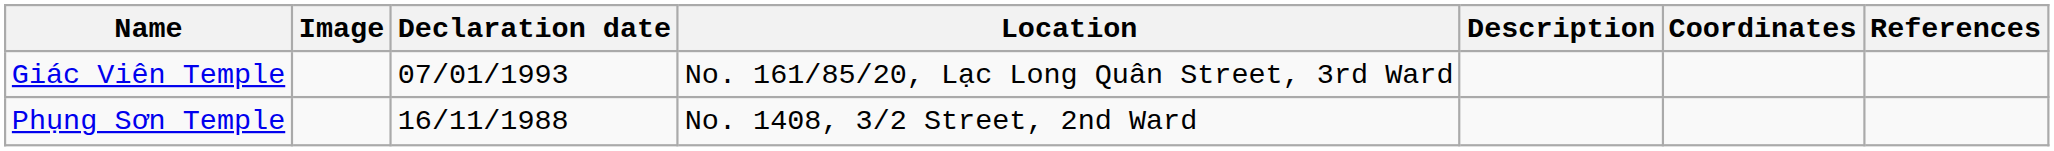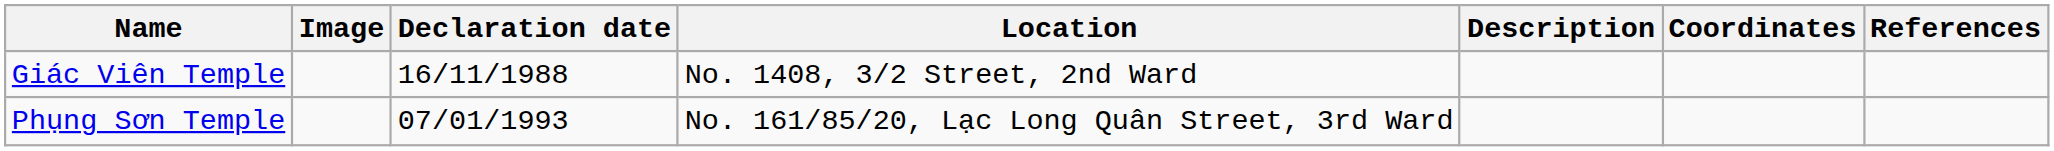(483, 75) 07/01/1993 -> (483, 75) 16/11/1988
(1069, 75) No. 161/85/20, Lạc Long Quân Street, 3rd Ward -> (941, 75) No. 1408, 3/2 Street, 2nd Ward
(483, 121) 16/11/1988 -> (483, 121) 07/01/1993
(941, 121) No. 1408, 3/2 Street, 2nd Ward -> (1069, 121) No. 161/85/20, Lạc Long Quân Street, 3rd Ward
